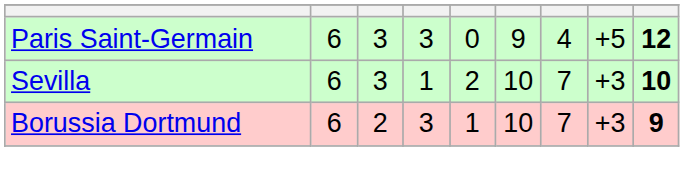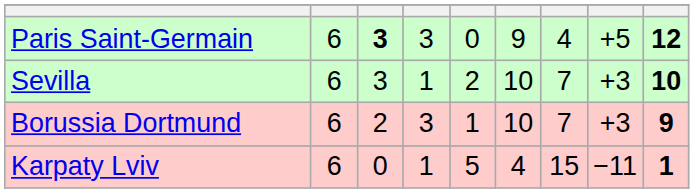(380, 38) normal -> (380, 38) bold
+ row: (85, 166)
